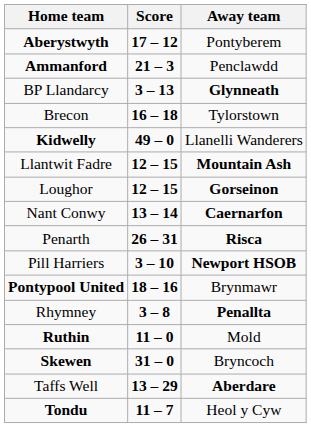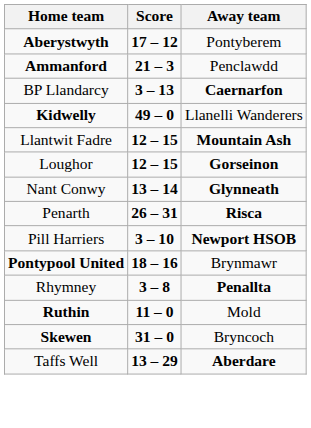(244, 90) Glynneath -> (244, 90) Caernarfon
- row: (66, 115)
(244, 213) Caernarfon -> (244, 189) Glynneath
- row: (66, 410)
